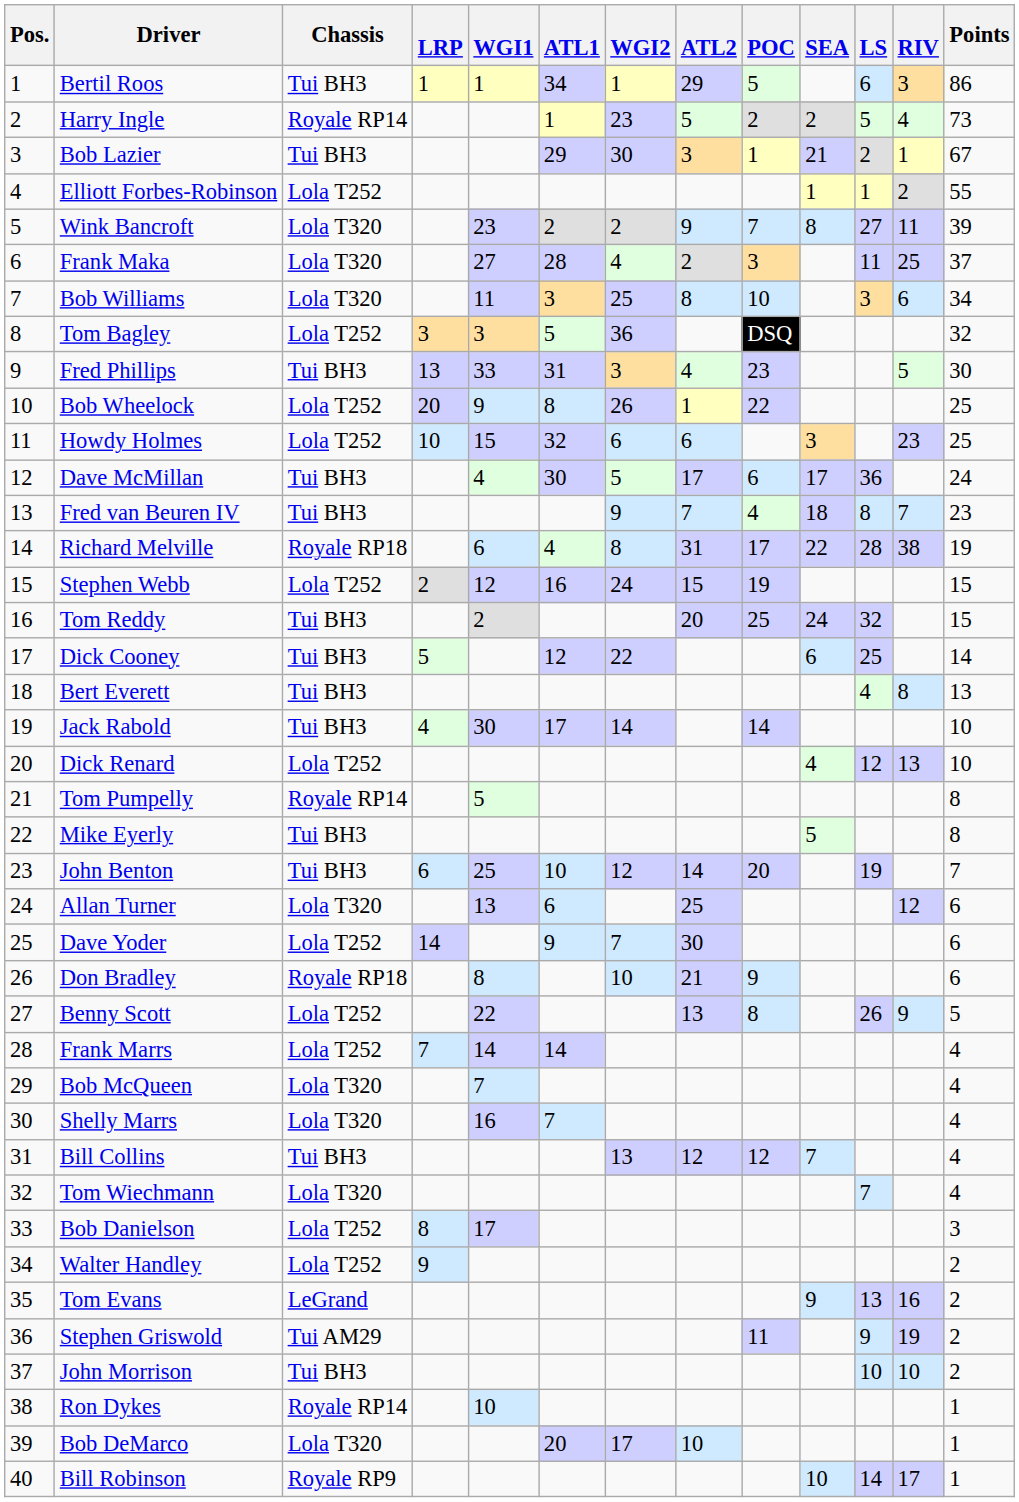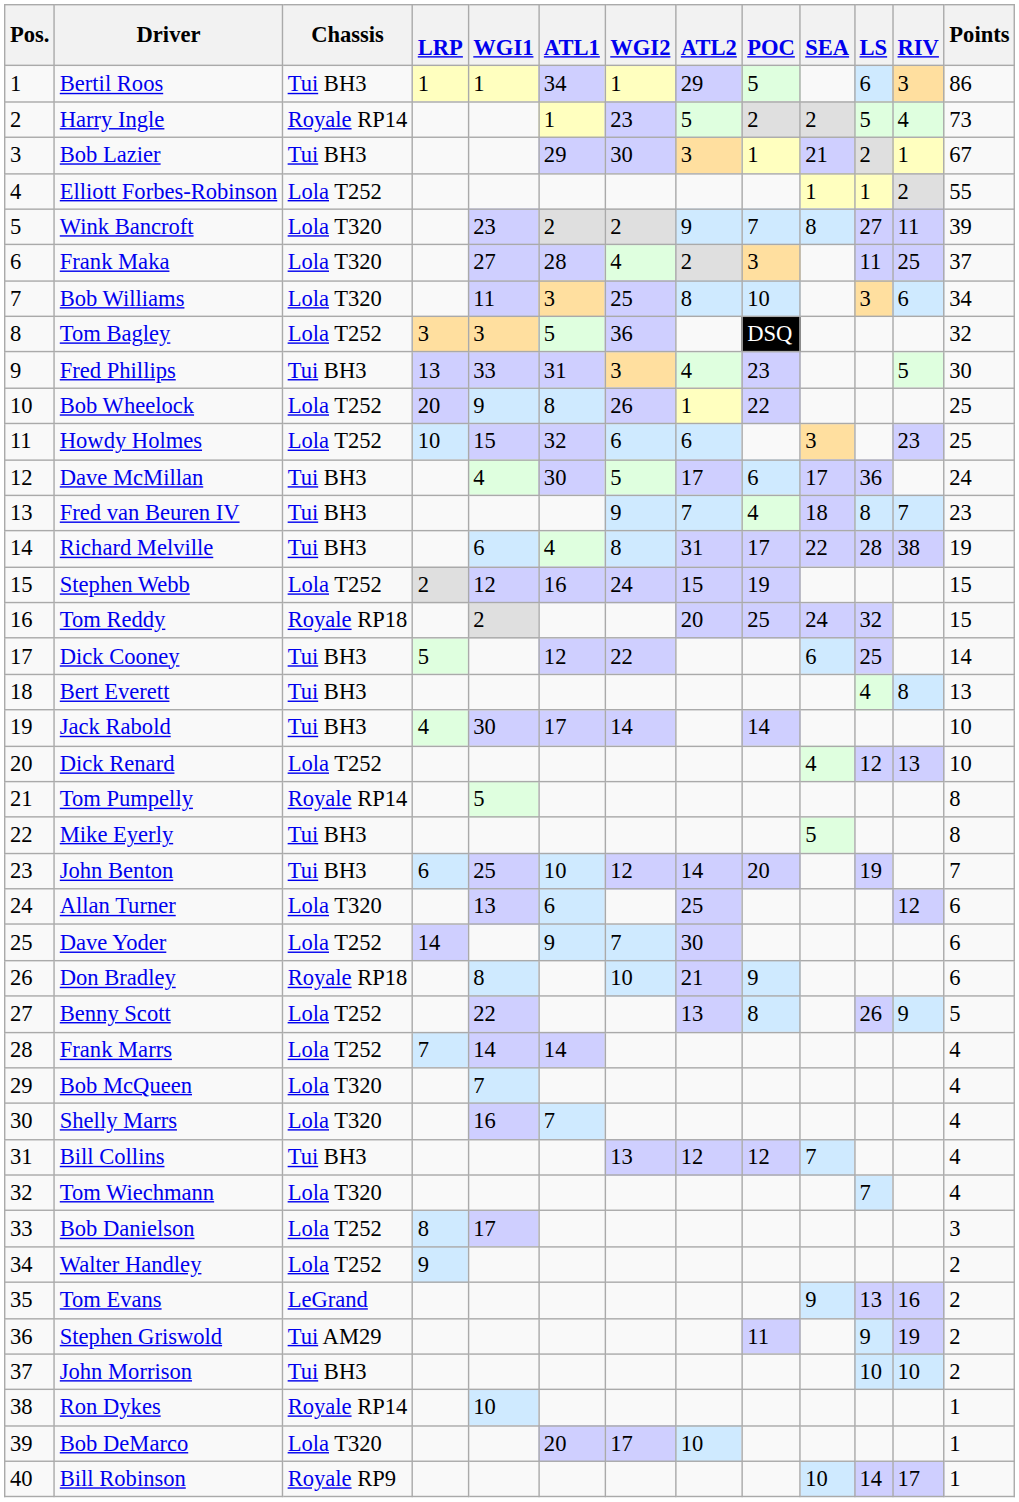(348, 548) Royale RP18 -> (327, 548) Tui BH3
(327, 620) Tui BH3 -> (348, 620) Royale RP18
